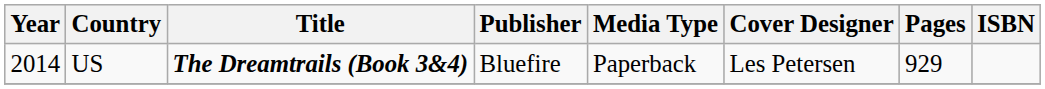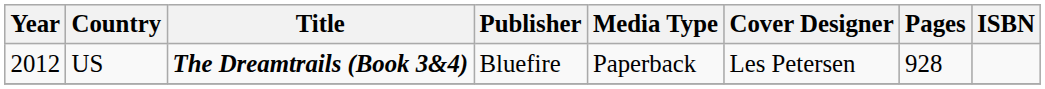(35, 63) 2014 -> (35, 63) 2012
(924, 63) 929 -> (924, 63) 928
